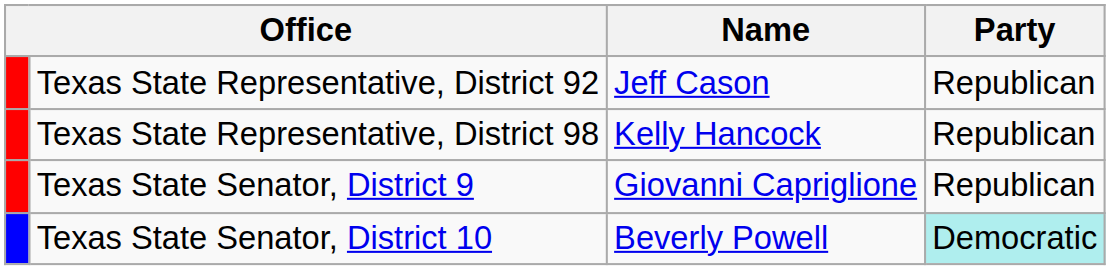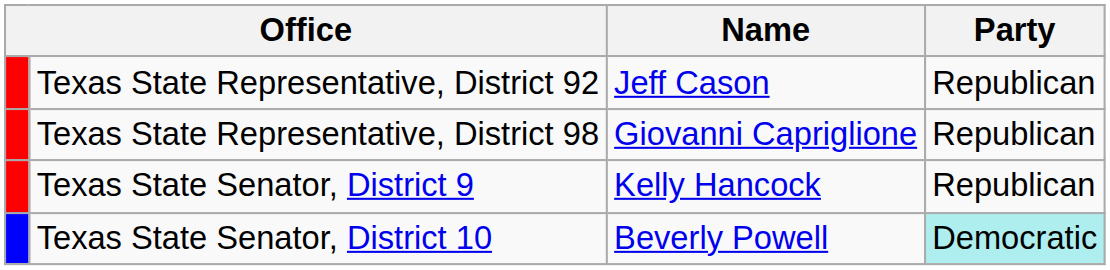(718, 133) Kelly Hancock -> (766, 133) Giovanni Capriglione
(766, 185) Giovanni Capriglione -> (718, 185) Kelly Hancock
